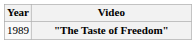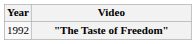(18, 30) 1989 -> (18, 30) 1992
